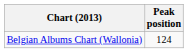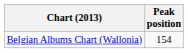(164, 39) 124 -> (164, 39) 154
